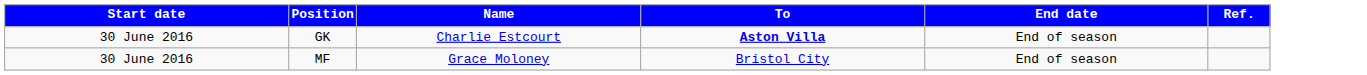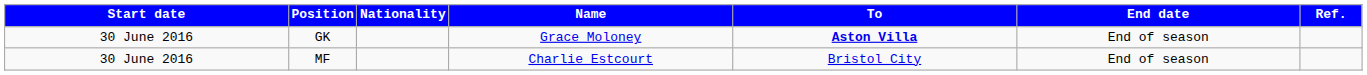+ column: (403, 15)
(499, 37) Charlie Estcourt -> (591, 37) Grace Moloney
(499, 59) Grace Moloney -> (591, 59) Charlie Estcourt
